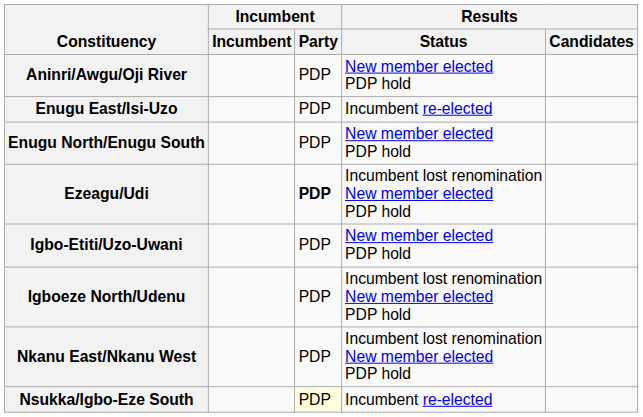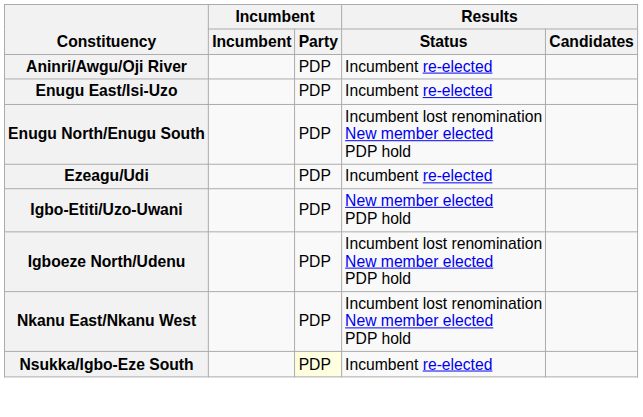(419, 75) New member elected PDP hold -> (419, 66) Incumbent re-elected
(419, 142) New member elected PDP hold -> (444, 134) Incumbent lost renomination New member elected PDP hold
(315, 194) bold -> (315, 176) normal
(444, 194) Incumbent lost renomination New member elected PDP hold -> (419, 176) Incumbent re-elected
